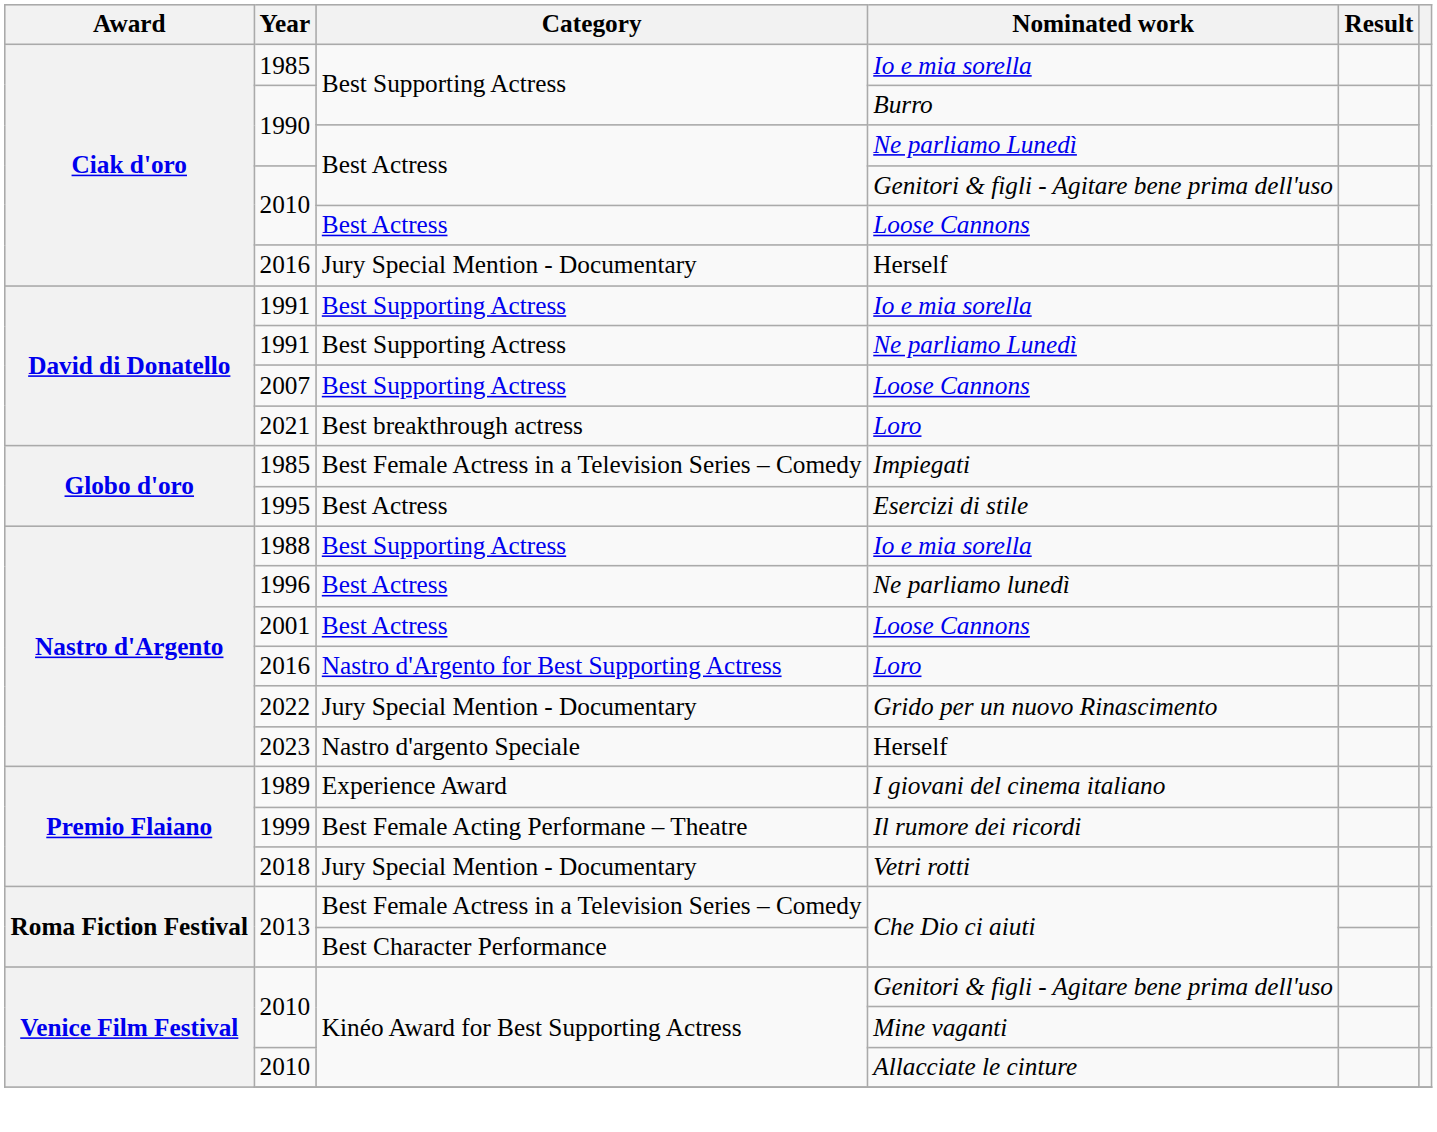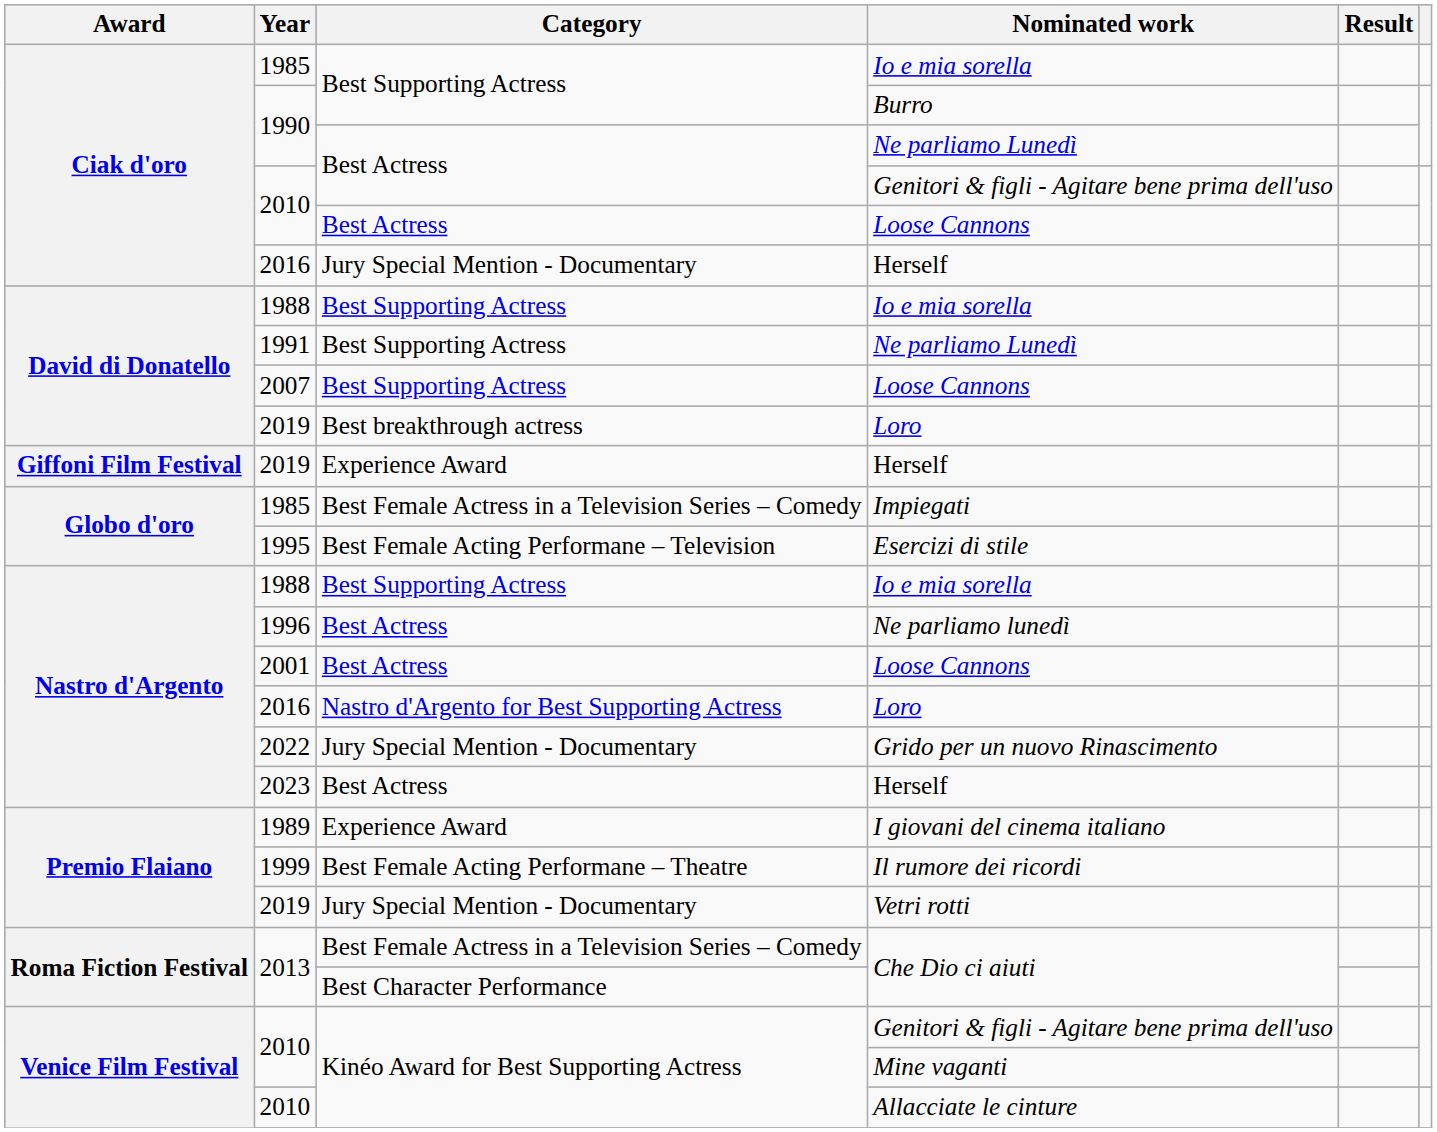(285, 305) 1991 -> (285, 305) 1988
(285, 425) 2021 -> (285, 425) 2019
+ row: (129, 465)
(385, 505) Best Actress -> (549, 545) Best Female Acting Performane – Television
(451, 746) Nastro d'argento Speciale -> (385, 786) Best Actress
(285, 866) 2018 -> (285, 906) 2019
